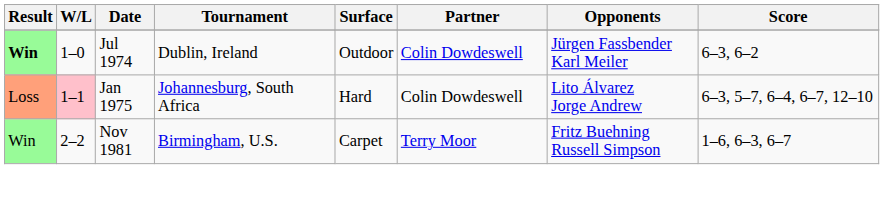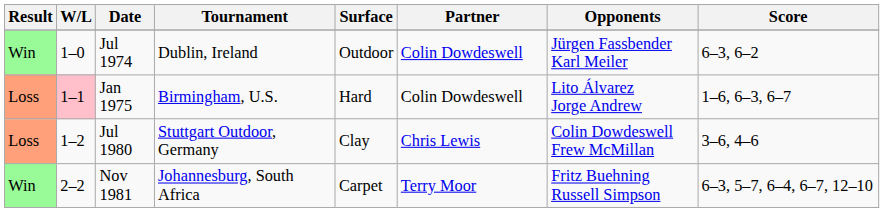(23, 52) bold -> (22, 52) normal
(226, 96) Johannesburg, South Africa -> (218, 96) Birmingham, U.S.
(787, 96) 6–3, 5–7, 6–4, 6–7, 12–10 -> (746, 96) 1–6, 6–3, 6–7
+ row: (116, 140)
(218, 140) Birmingham, U.S. -> (226, 185) Johannesburg, South Africa
(746, 140) 1–6, 6–3, 6–7 -> (787, 185) 6–3, 5–7, 6–4, 6–7, 12–10
